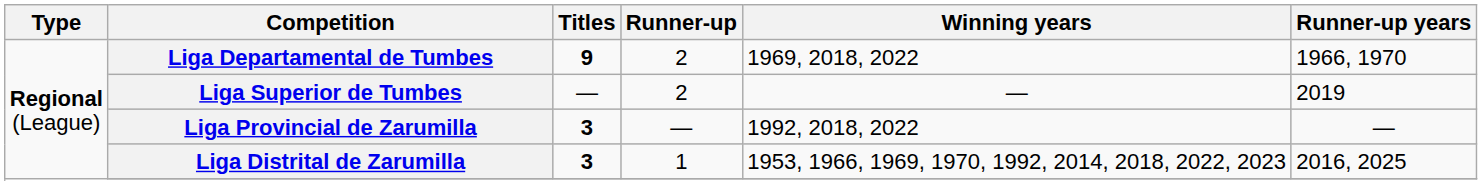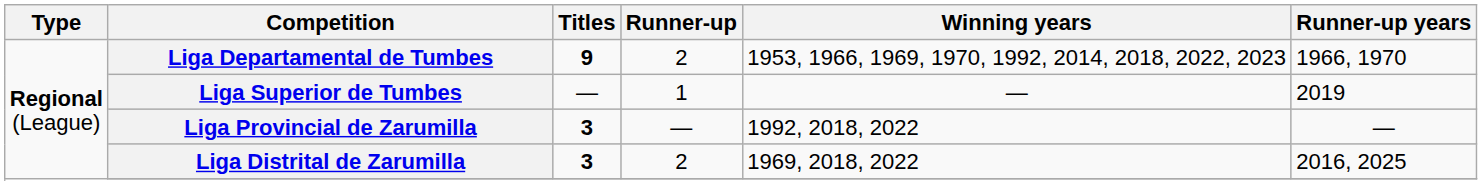(833, 57) 1969, 2018, 2022 -> (1017, 57) 1953, 1966, 1969, 1970, 1992, 2014, 2018, 2022, 2023
(681, 92) 2 -> (681, 92) 1
(681, 162) 1 -> (681, 162) 2
(1017, 162) 1953, 1966, 1969, 1970, 1992, 2014, 2018, 2022, 2023 -> (833, 162) 1969, 2018, 2022
